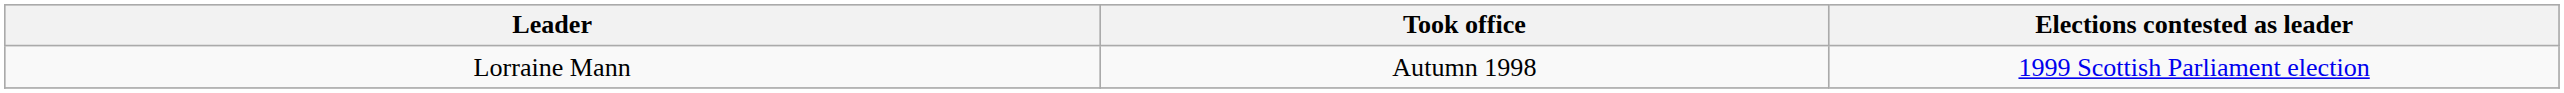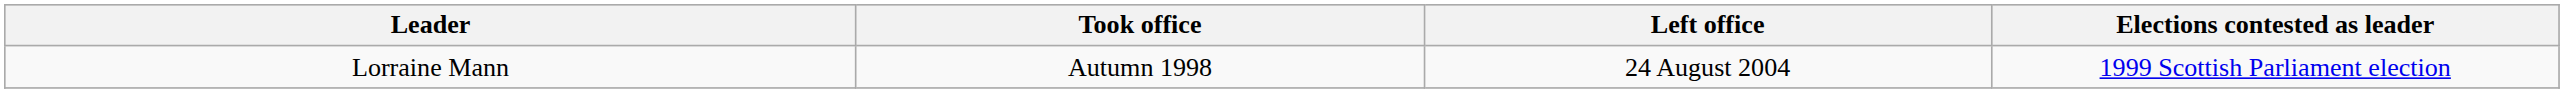+ column: (1708, 25)
